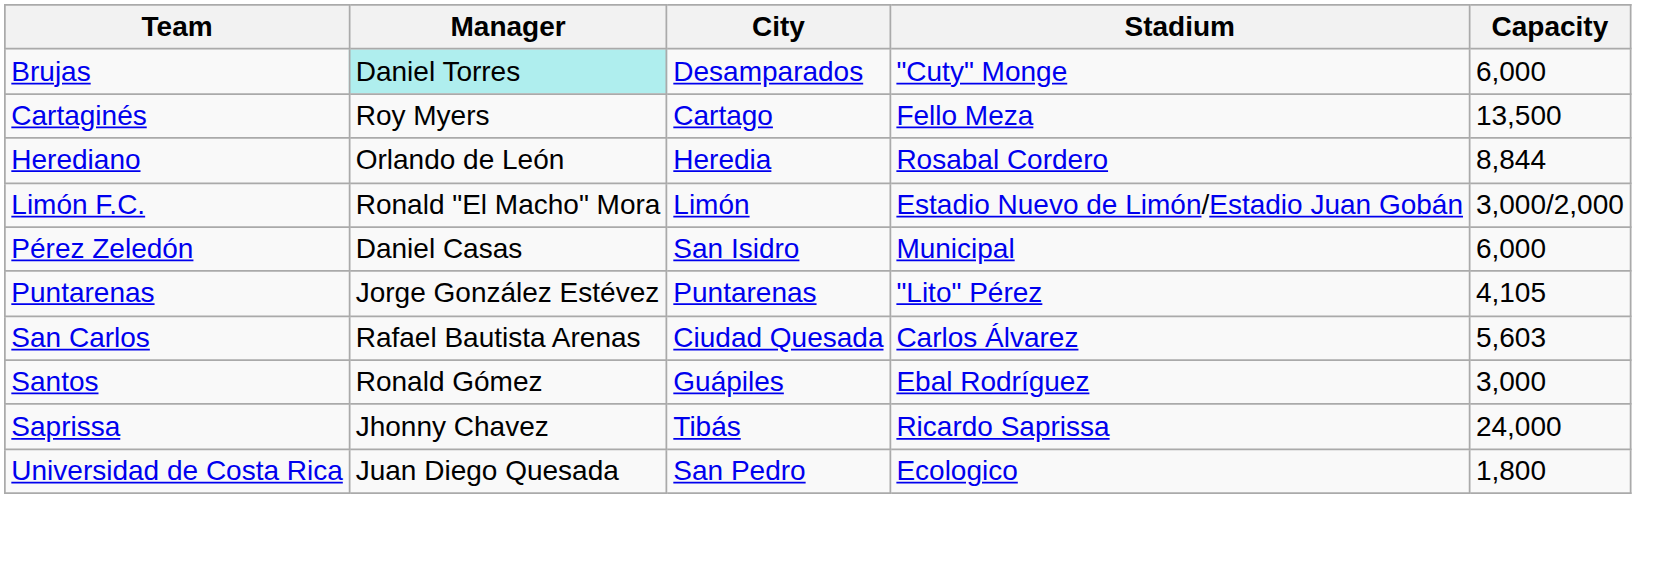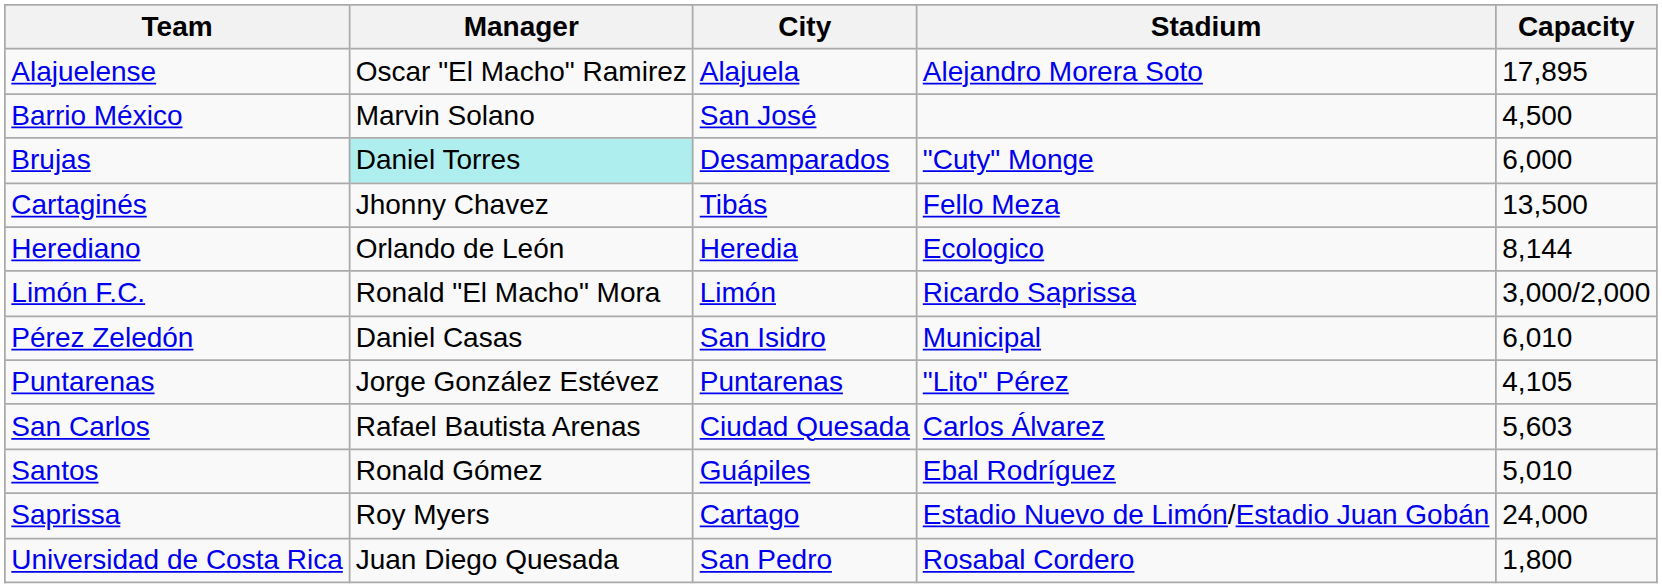+ row: (84, 71)
+ row: (97, 115)
(423, 115) Roy Myers -> (452, 204) Jhonny Chavez
(723, 115) Cartago -> (733, 204) Tibás
(1002, 159) Rosabal Cordero -> (983, 248) Ecologico
(1511, 159) 8,844 -> (1537, 248) 8,144
(1180, 204) Estadio Nuevo de Limón/Estadio Juan Gobán -> (1029, 293) Ricardo Saprissa
(1511, 248) 6,000 -> (1537, 337) 6,010
(1511, 381) 3,000 -> (1537, 470) 5,010
(452, 426) Jhonny Chavez -> (423, 515) Roy Myers
(707, 426) Tibás -> (750, 515) Cartago
(1003, 426) Ricardo Saprissa -> (1206, 515) Estadio Nuevo de Limón/Estadio Juan Gobán
(957, 470) Ecologico -> (1029, 559) Rosabal Cordero
